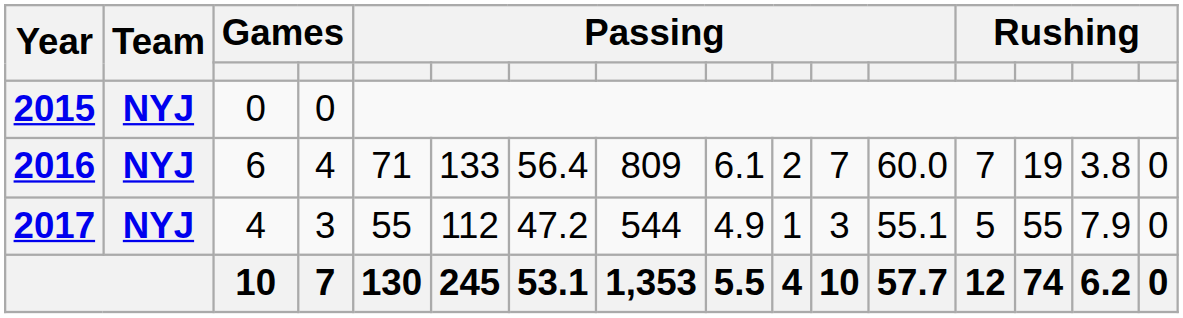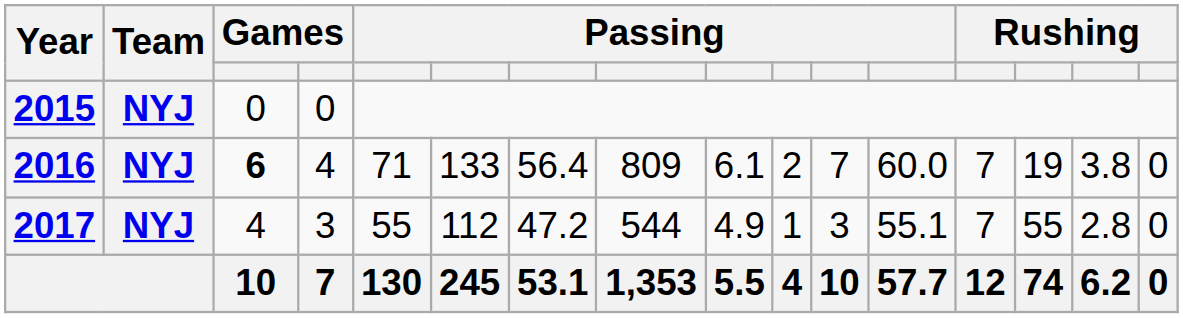(256, 166) normal -> (256, 166) bold
(985, 224) 5 -> (985, 224) 7
(1106, 224) 7.9 -> (1106, 224) 2.8
